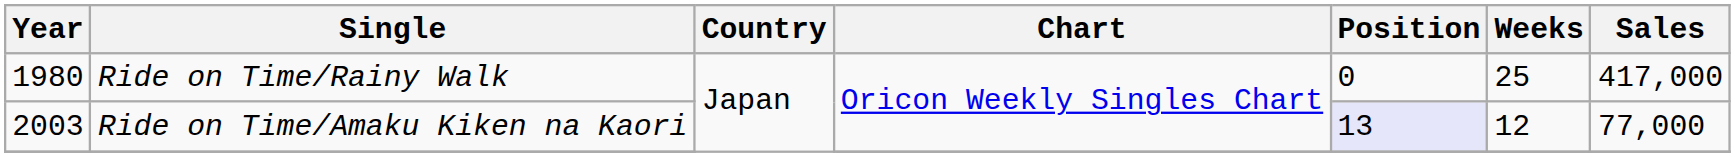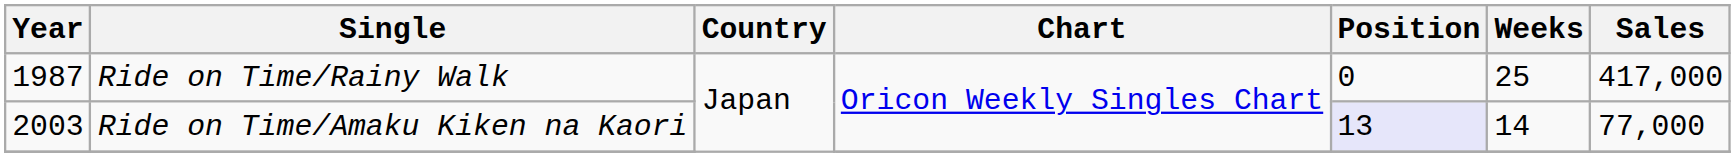(48, 78) 1980 -> (48, 78) 1987
(1512, 126) 12 -> (1512, 126) 14
